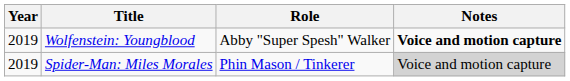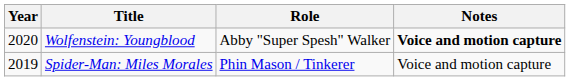(23, 40) 2019 -> (23, 40) 2020
(474, 64) lightgrey background -> (474, 64) no background
